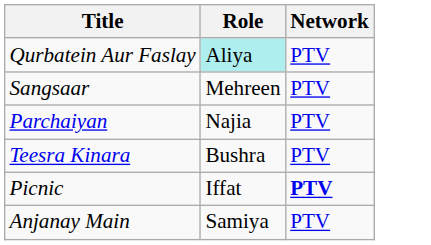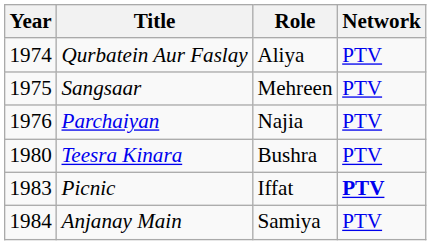+ column: (31, 21)
(229, 54) paleturquoise background -> (281, 54) no background
